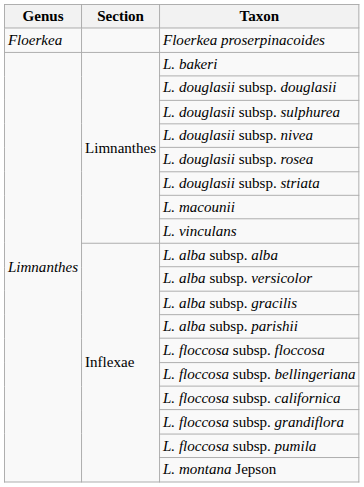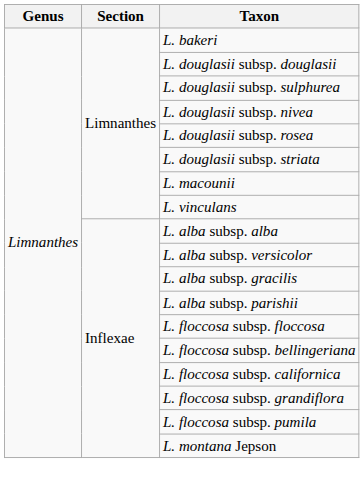- row: (244, 40)
